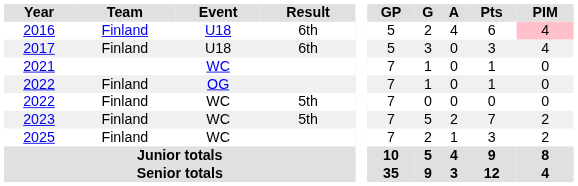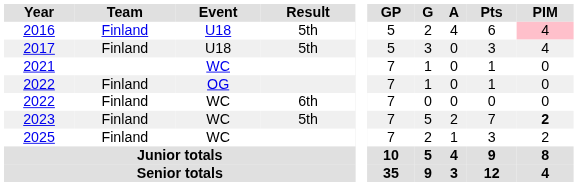(308, 30) 6th -> (308, 30) 5th
(308, 48) 6th -> (308, 48) 5th
(308, 101) 5th -> (308, 101) 6th
(545, 119) normal -> (545, 119) bold
